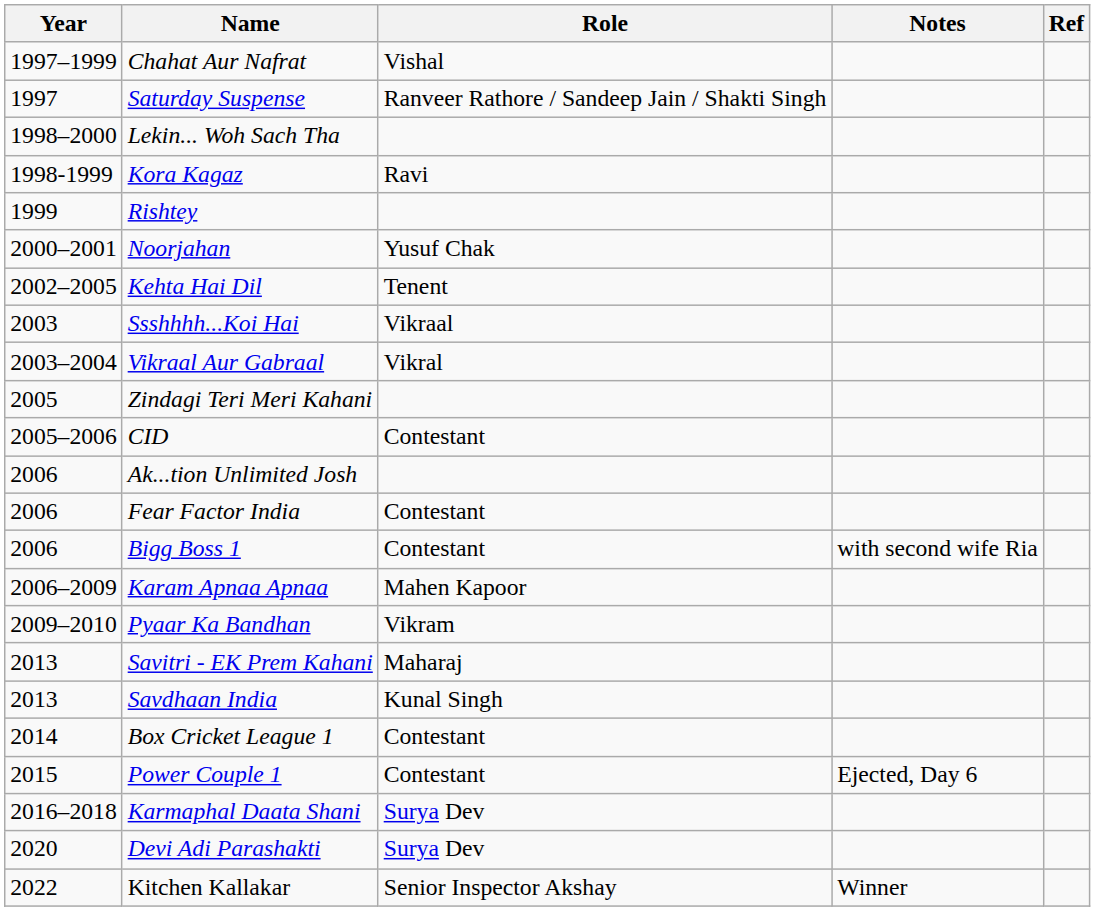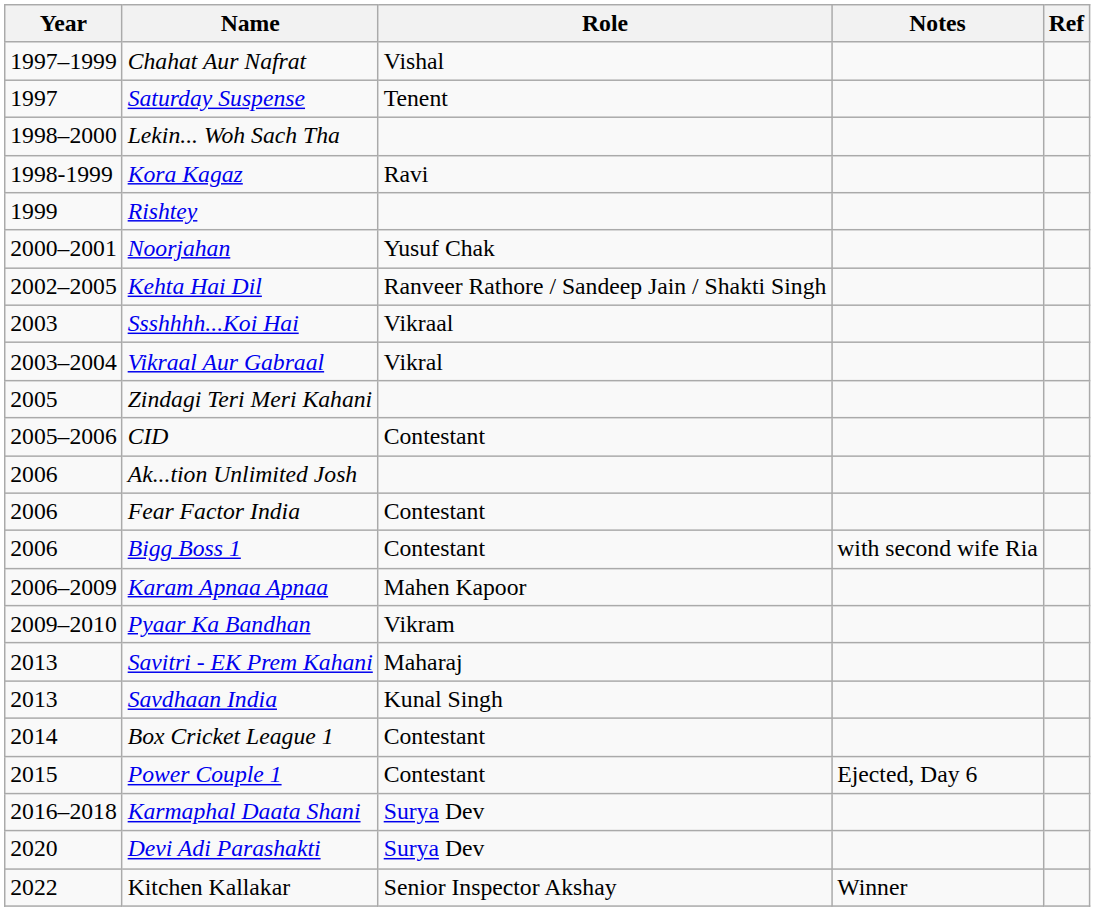(605, 98) Ranveer Rathore / Sandeep Jain / Shakti Singh -> (416, 98) Tenent
(416, 286) Tenent -> (605, 286) Ranveer Rathore / Sandeep Jain / Shakti Singh
